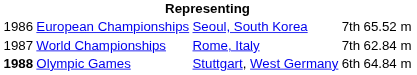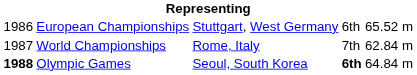(250, 27) Seoul, South Korea -> (265, 27) Stuttgart, West Germany
(351, 27) 7th -> (351, 27) 6th
(265, 63) Stuttgart, West Germany -> (250, 63) Seoul, South Korea
(351, 63) normal -> (352, 63) bold
